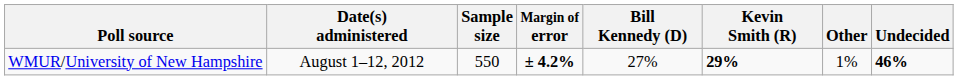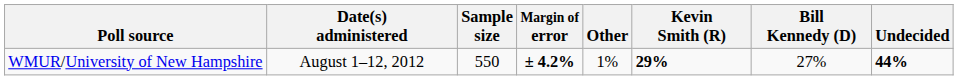columns swapped: (643, 26) <-> (847, 35)
(891, 61) 46% -> (891, 61) 44%
